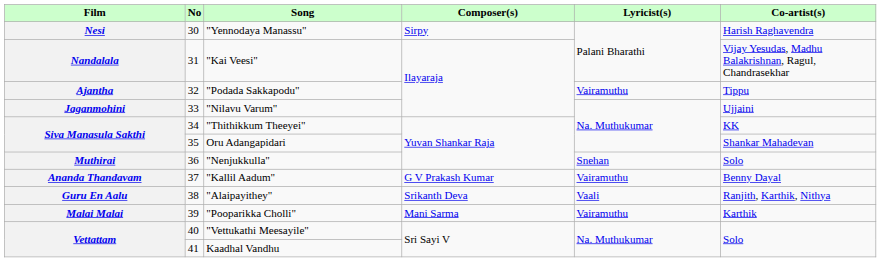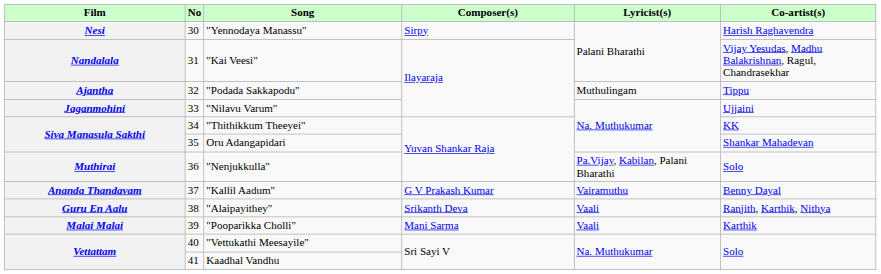(602, 90) Vairamuthu -> (607, 90) Muthulingam
(593, 160) Snehan -> (632, 166) Pa.Vijay, Kabilan, Palani Bharathi
(602, 213) Vairamuthu -> (588, 225) Vaali
